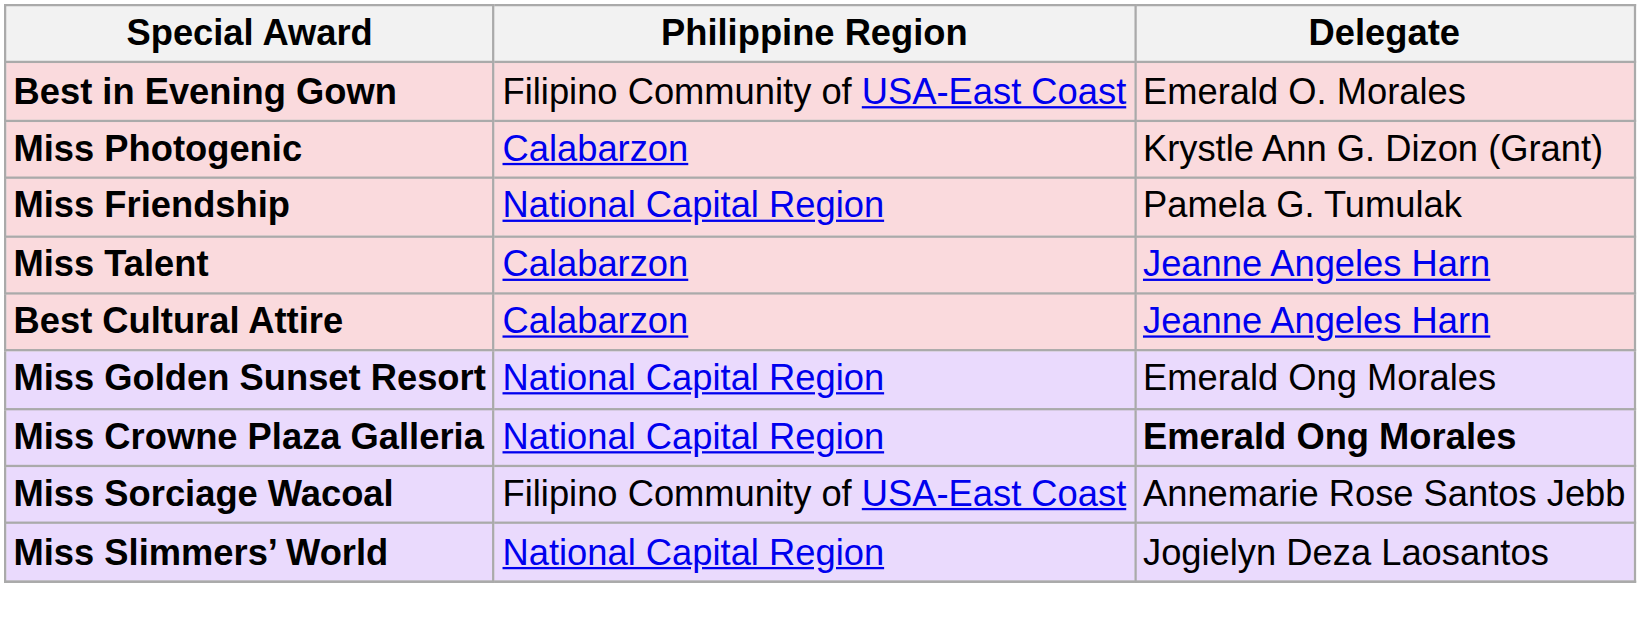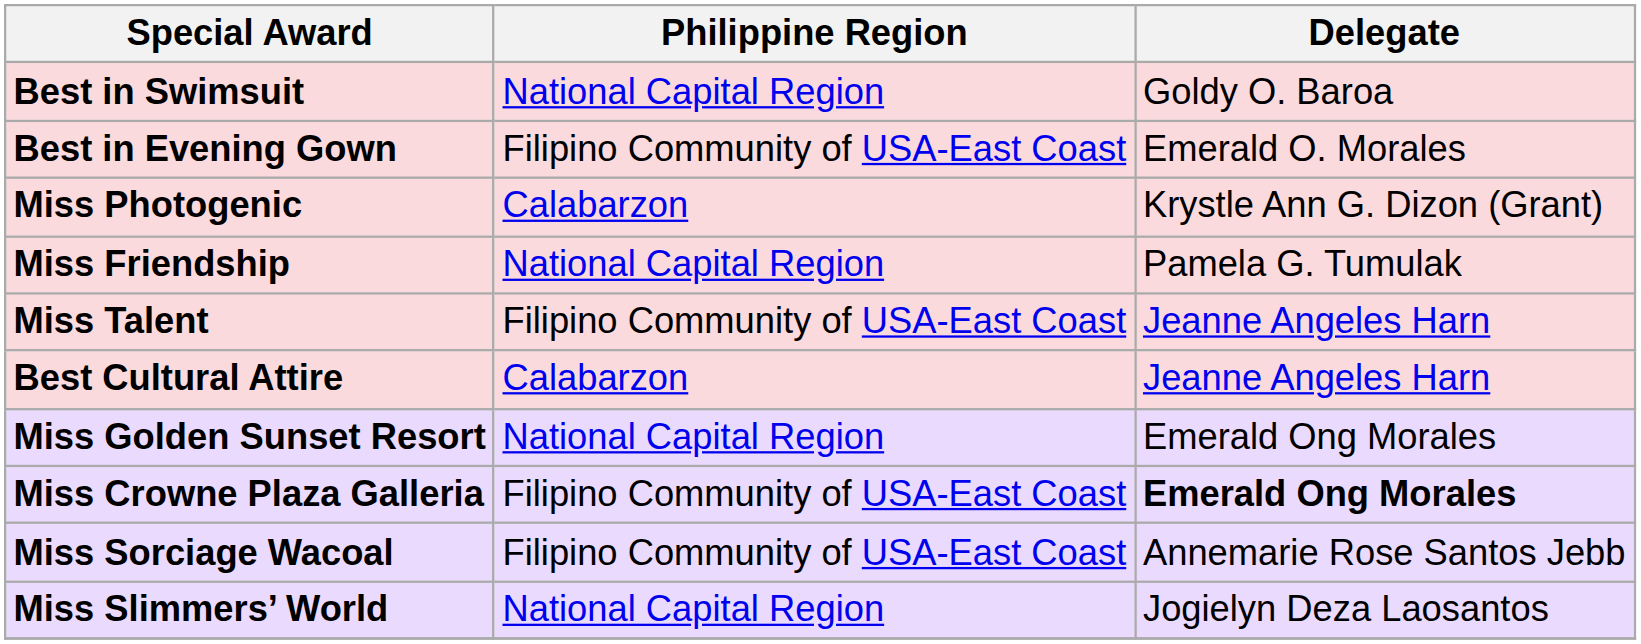+ row: (159, 90)
(595, 263) Calabarzon -> (814, 321) Filipino Community of USA-East Coast
(693, 436) National Capital Region -> (814, 494) Filipino Community of USA-East Coast
